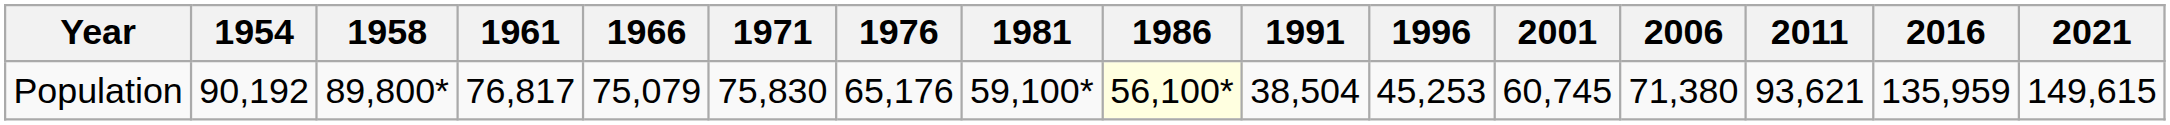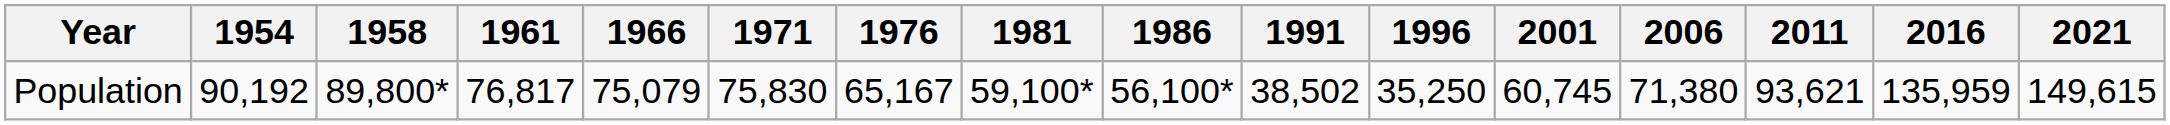(899, 89) 65,176 -> (899, 89) 65,167
(1172, 89) lightyellow background -> (1172, 89) no background
(1305, 89) 38,504 -> (1305, 89) 38,502
(1431, 89) 45,253 -> (1431, 89) 35,250
